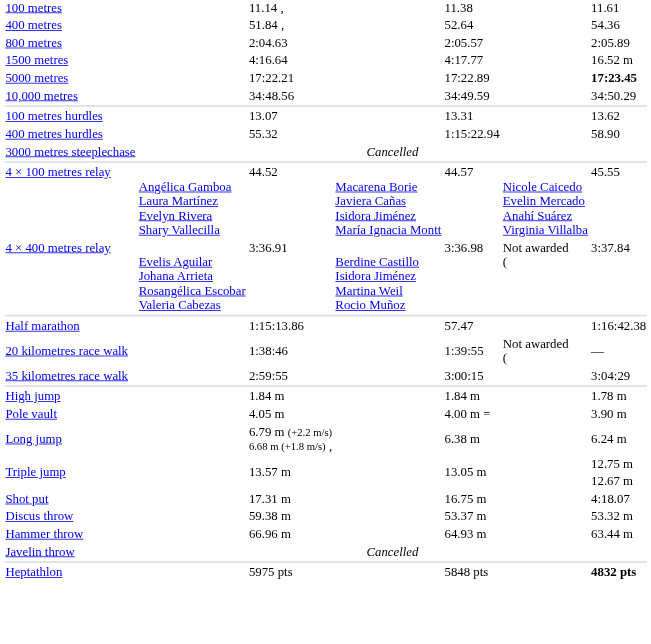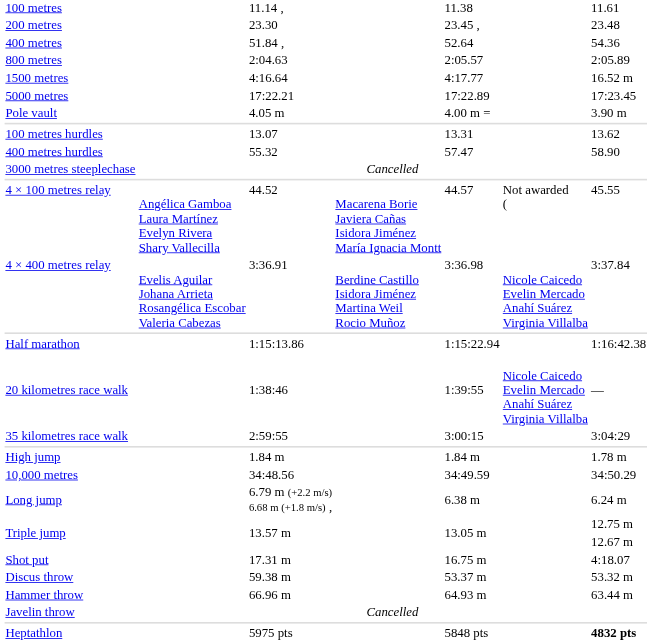+ row: (34, 25)
(614, 78) bold -> (614, 95) normal
rows swapped: (42, 95) <-> (31, 414)
(472, 134) 1:15:22.94 -> (459, 151) 57.47
(545, 208) Nicole Caicedo Evelin Mercado Anahí Suárez Virginia Villalba -> (536, 197) Not awarded (
(536, 254) Not awarded ( -> (545, 301) Nicole Caicedo Evelin Mercado Anahí Suárez Virginia Villalba
(459, 326) 57.47 -> (472, 343) 1:15:22.94
(536, 350) Not awarded ( -> (545, 397) Nicole Caicedo Evelin Mercado Anahí Suárez Virginia Villalba
